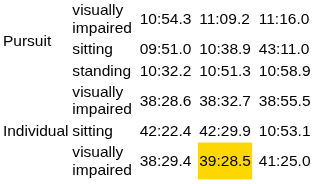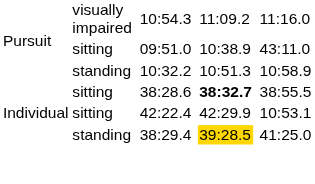(102, 100) visually impaired -> (93, 92) sitting
(225, 100) normal -> (226, 92) bold
(102, 161) visually impaired -> (102, 134) standing
